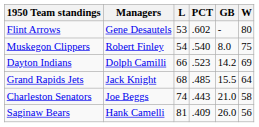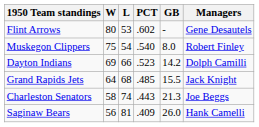columns swapped: (246, 12) <-> (139, 12)
(227, 96) 21.0 -> (172, 96) 21.3
